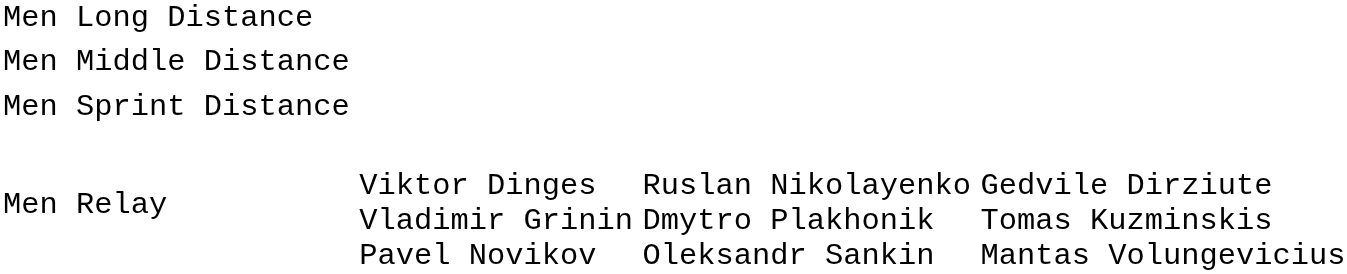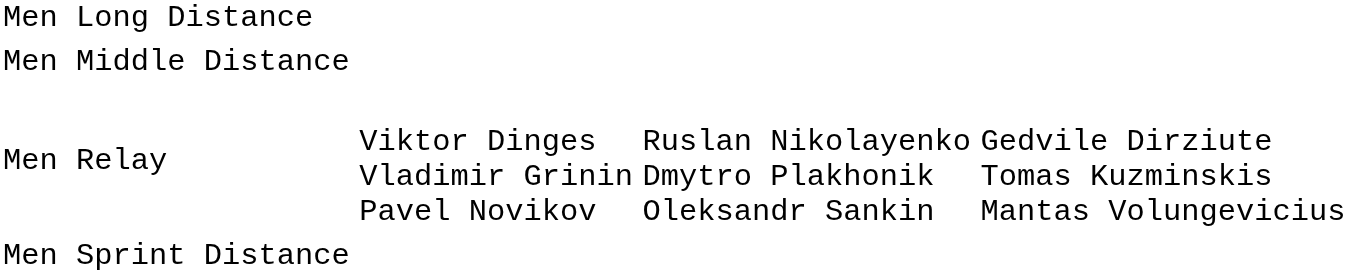rows swapped: (176, 106) <-> (85, 204)
